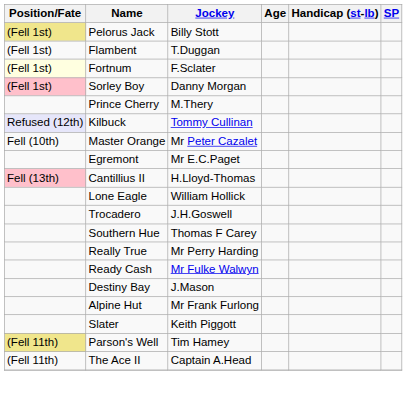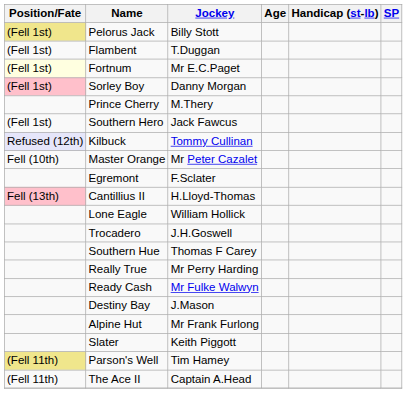(193, 68) F.Sclater -> (205, 68) Mr E.C.Paget
+ row: (126, 123)
(205, 159) Mr E.C.Paget -> (193, 178) F.Sclater
